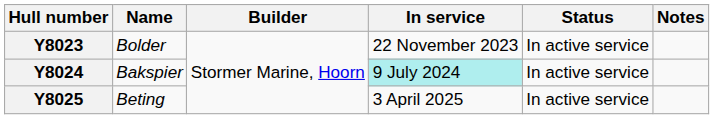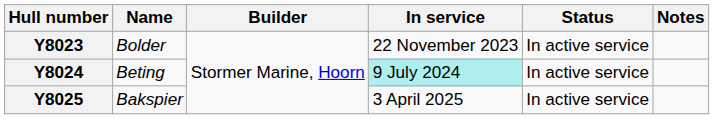(150, 72) Bakspier -> (141, 72) Beting
(141, 99) Beting -> (150, 99) Bakspier
